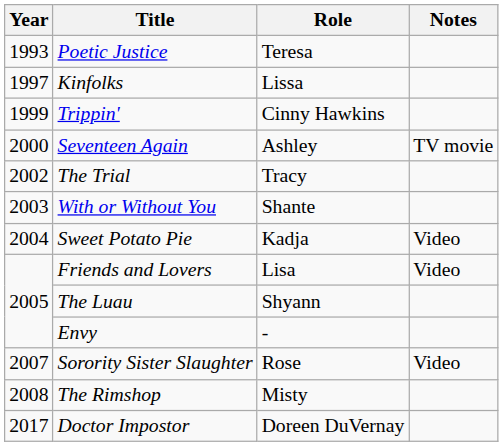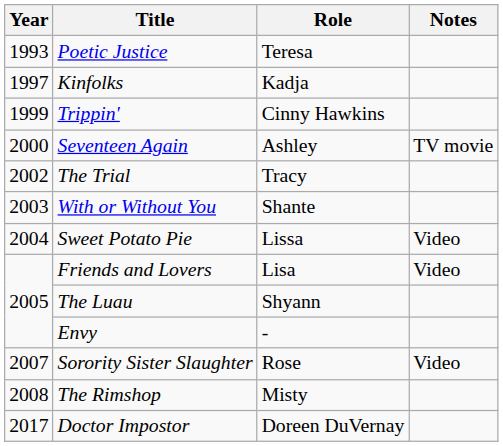(282, 82) Lissa -> (285, 82) Kadja
(285, 238) Kadja -> (282, 238) Lissa
